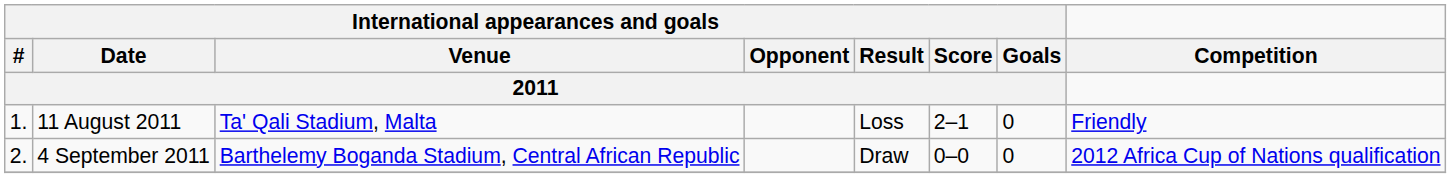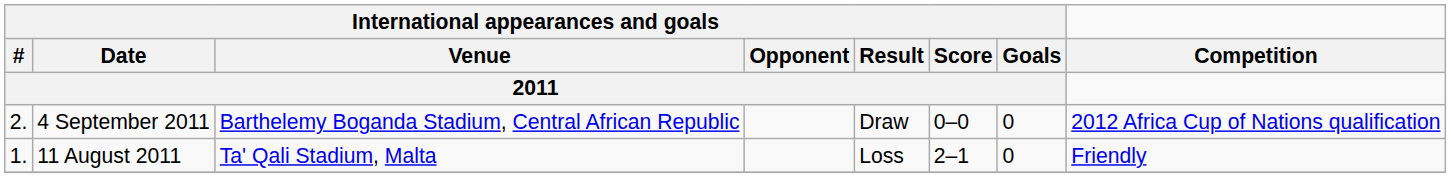rows swapped: (109, 122) <-> (124, 156)
